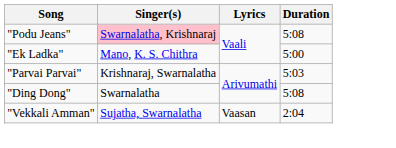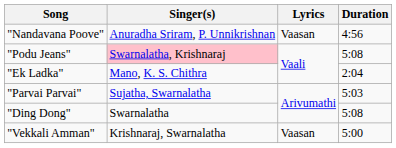+ row: (56, 34)
(293, 54) 5:00 -> (352, 73) 2:04
(158, 73) Krishnaraj, Swarnalatha -> (160, 93) Sujatha, Swarnalatha
(151, 113) Sujatha, Swarnalatha -> (167, 133) Krishnaraj, Swarnalatha
(293, 113) 2:04 -> (352, 133) 5:00
